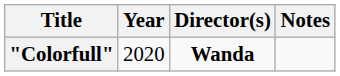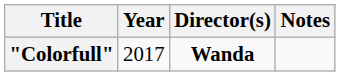(144, 53) 2020 -> (144, 53) 2017
